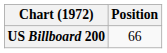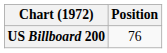(135, 36) 66 -> (135, 36) 76
